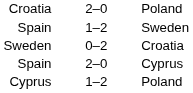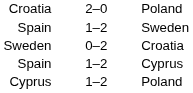(96, 64) 2–0 -> (96, 64) 1–2
